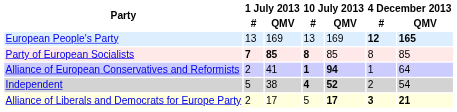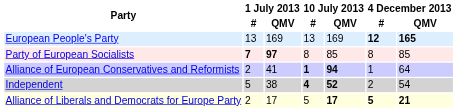(272, 54) 85 -> (272, 54) 97
(306, 54) bold -> (306, 54) normal
(371, 100) 3 -> (371, 100) 5
